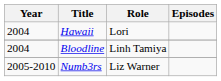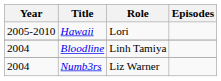(18, 31) 2004 -> (31, 31) 2005-2010
(31, 66) 2005-2010 -> (18, 66) 2004
